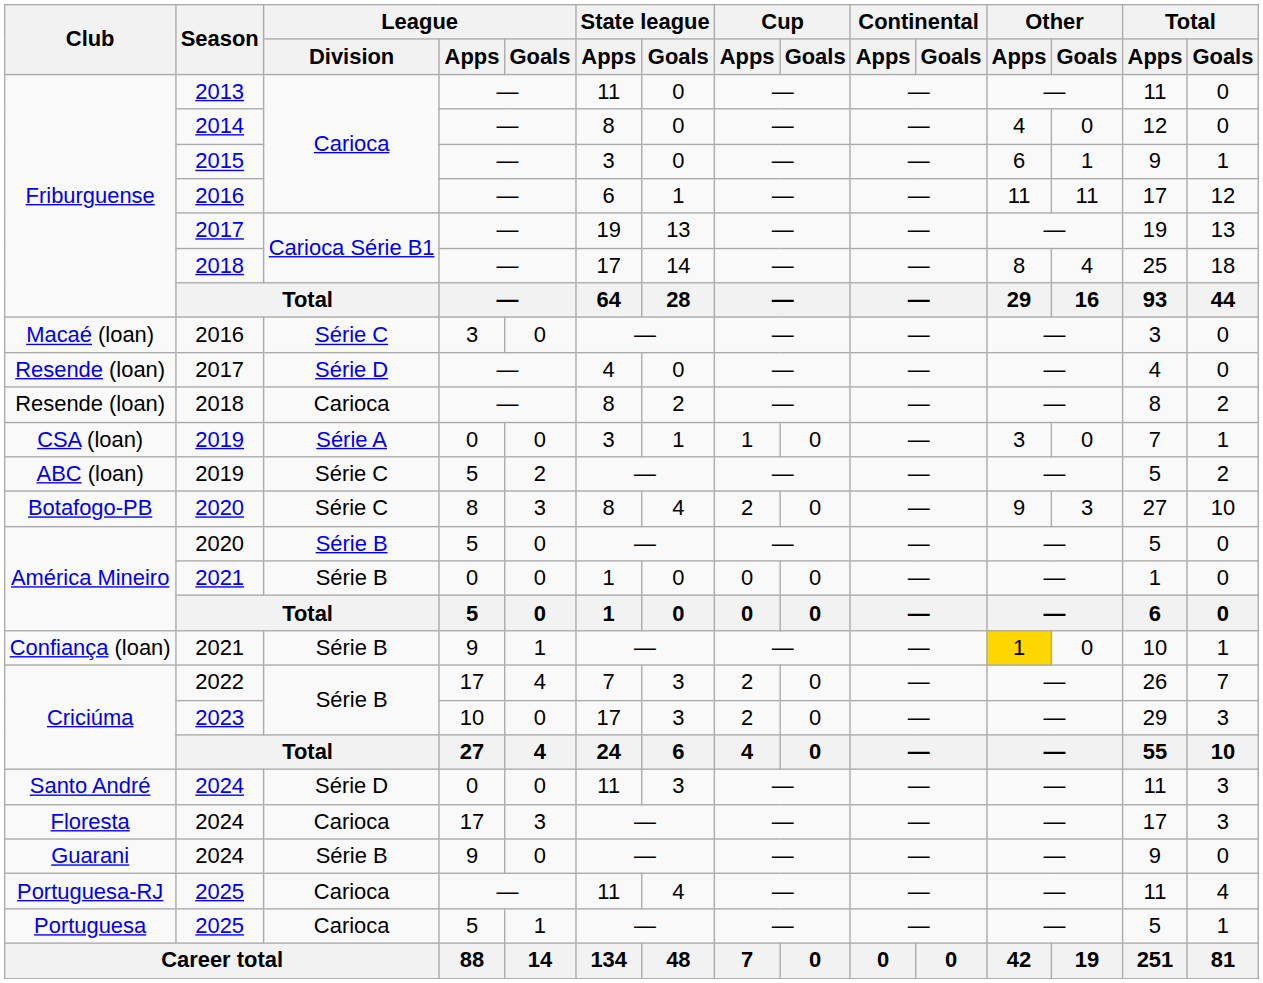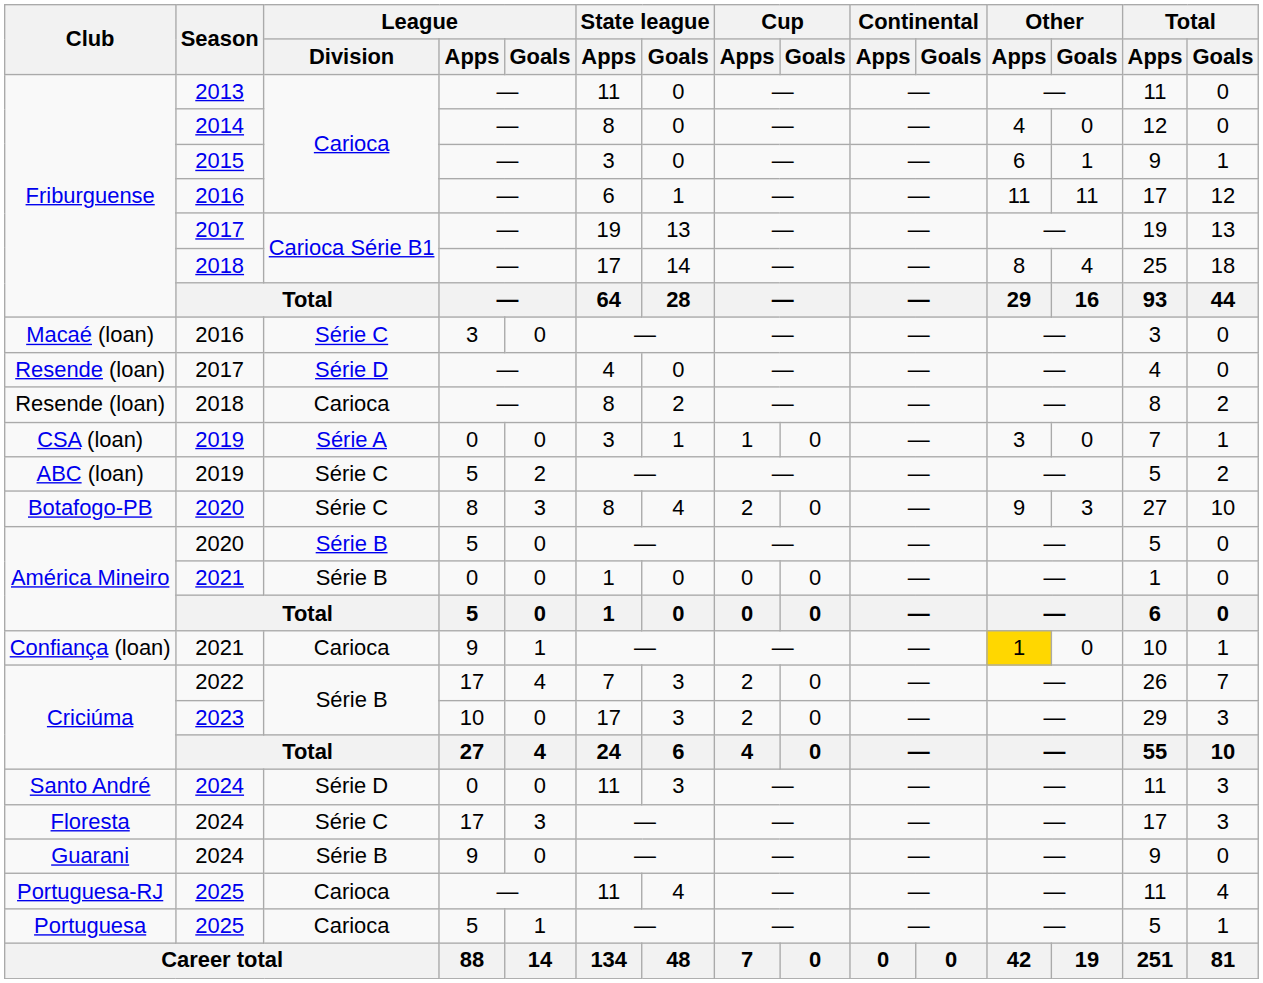(352, 647) Série B -> (352, 647) Carioca
(352, 821) Carioca -> (352, 821) Série C
